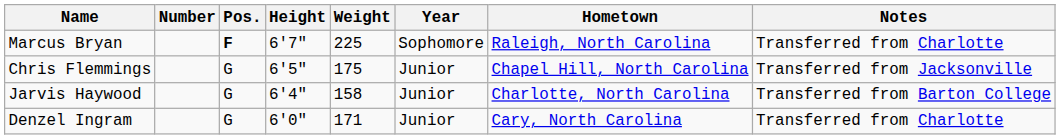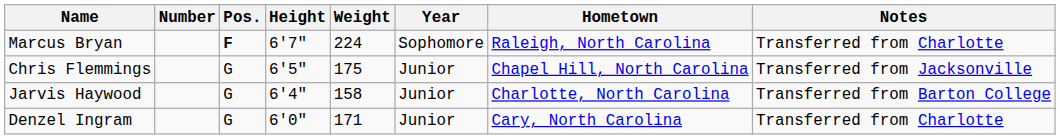(348, 43) 225 -> (348, 43) 224
